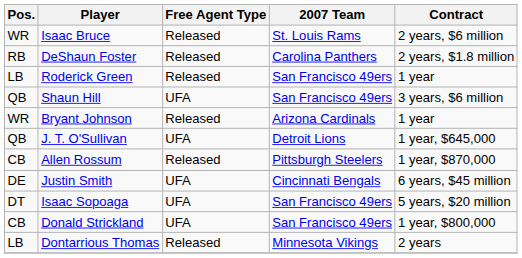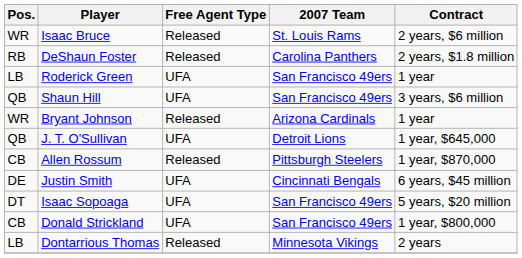(193, 77) Released -> (178, 77) UFA
